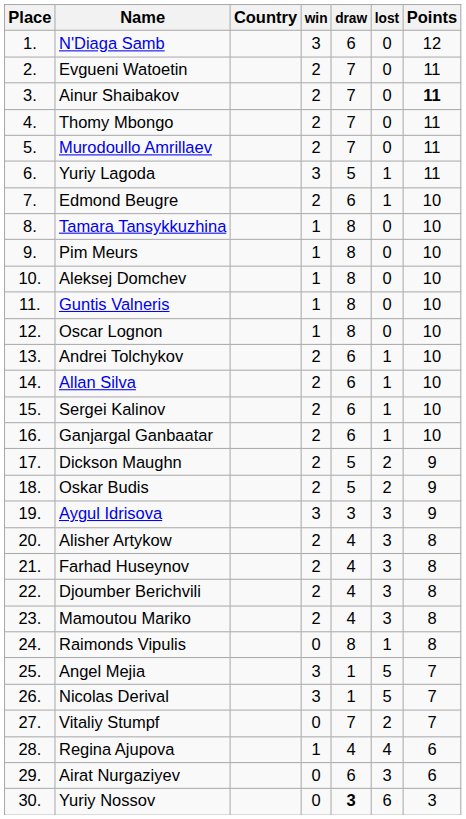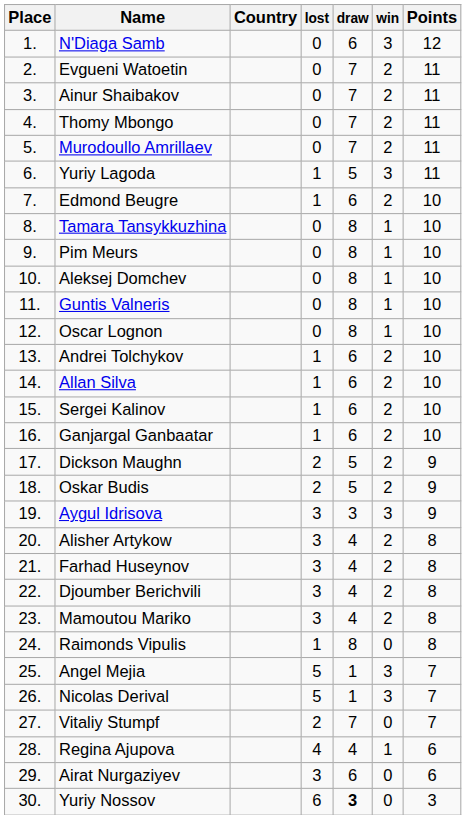columns swapped: (316, 18) <-> (387, 18)
(432, 95) bold -> (432, 95) normal
